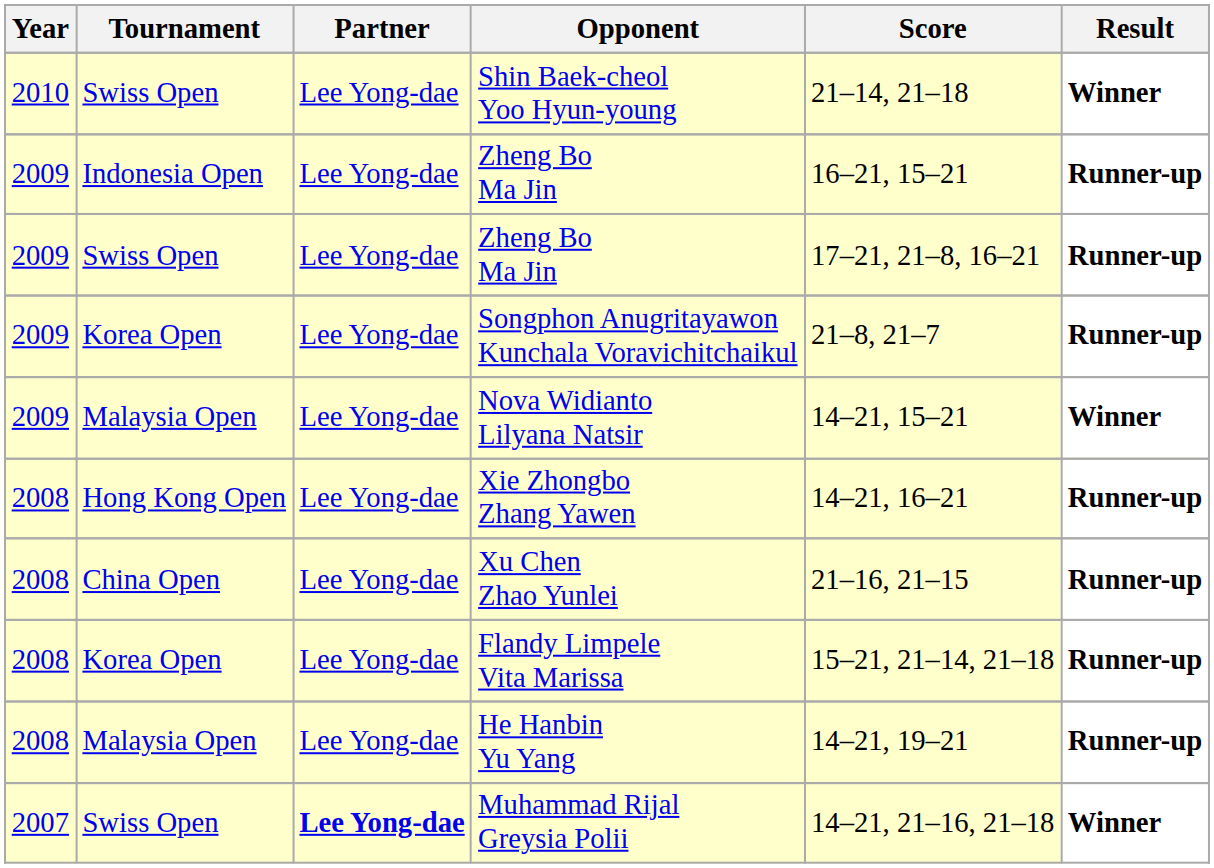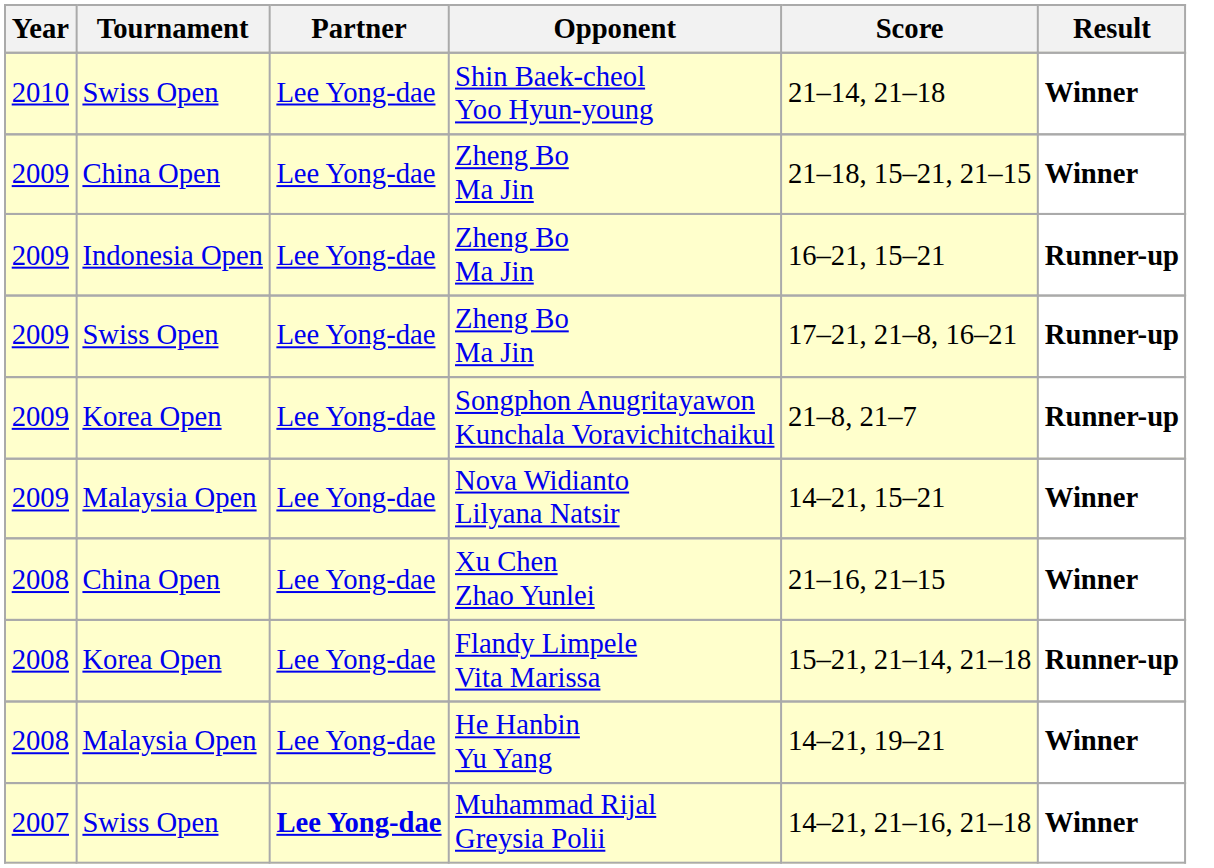+ row: (151, 173)
- row: (184, 498)
(1135, 579) Runner-up -> (1091, 579) Winner
(1135, 741) Runner-up -> (1091, 741) Winner
